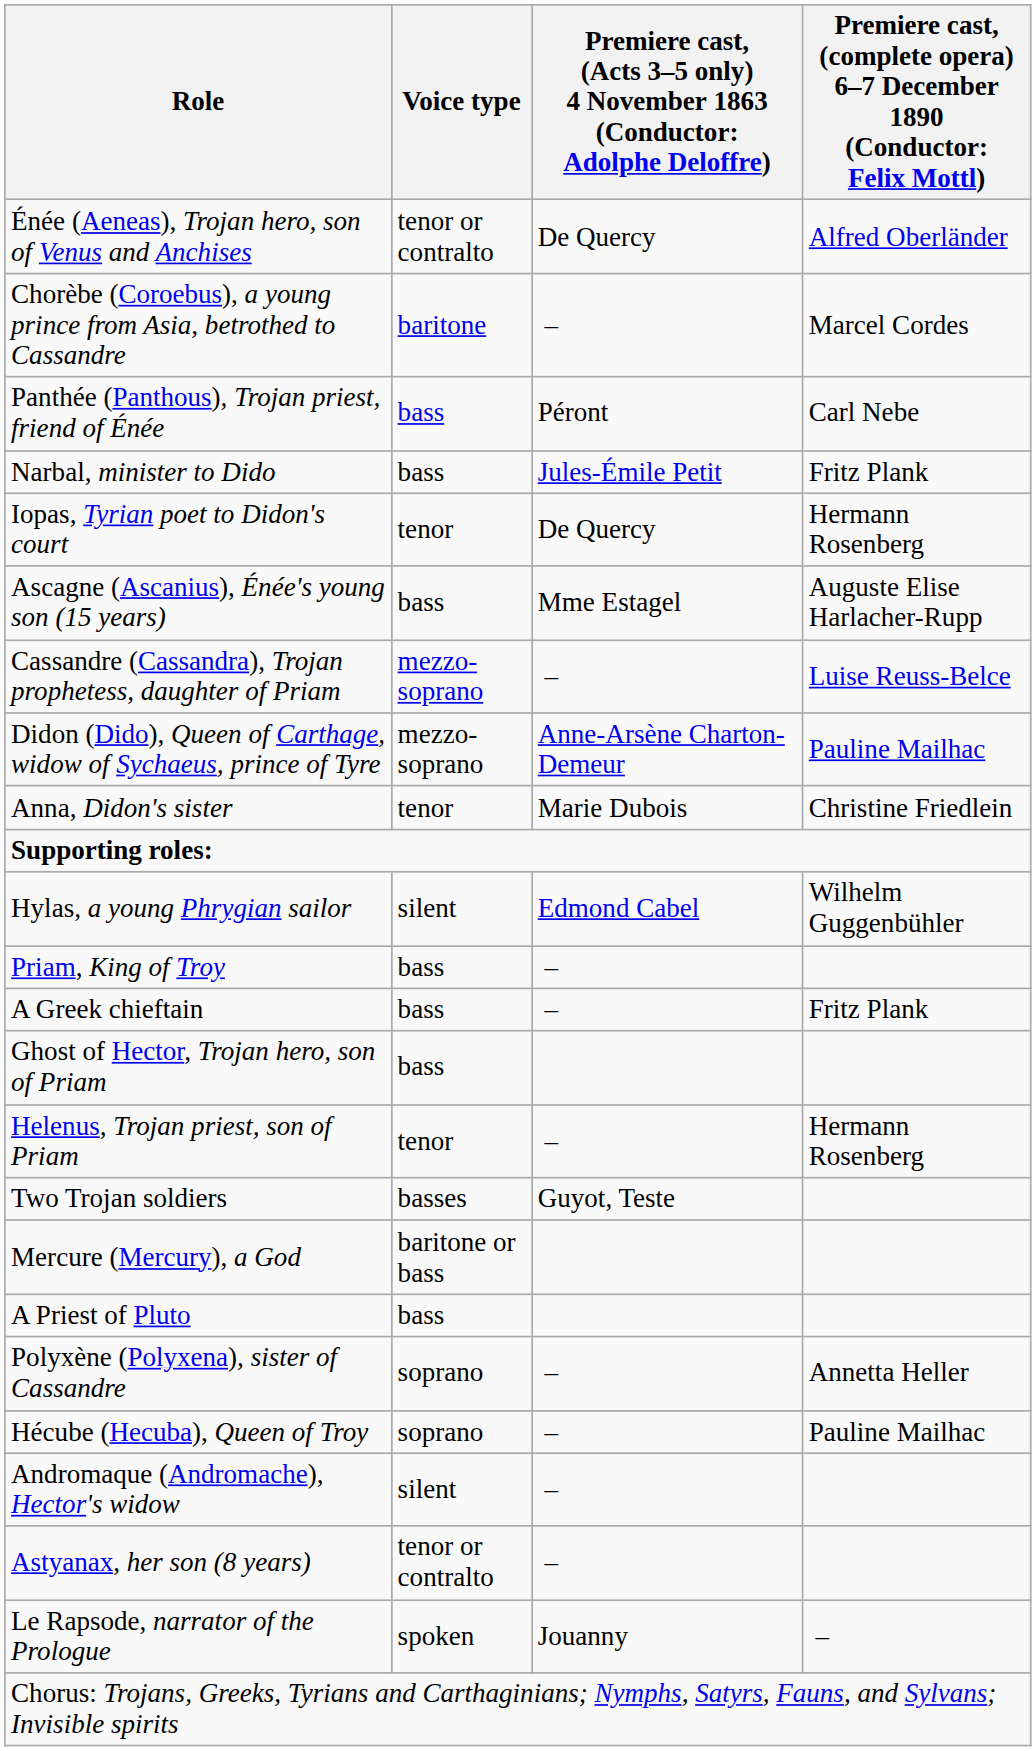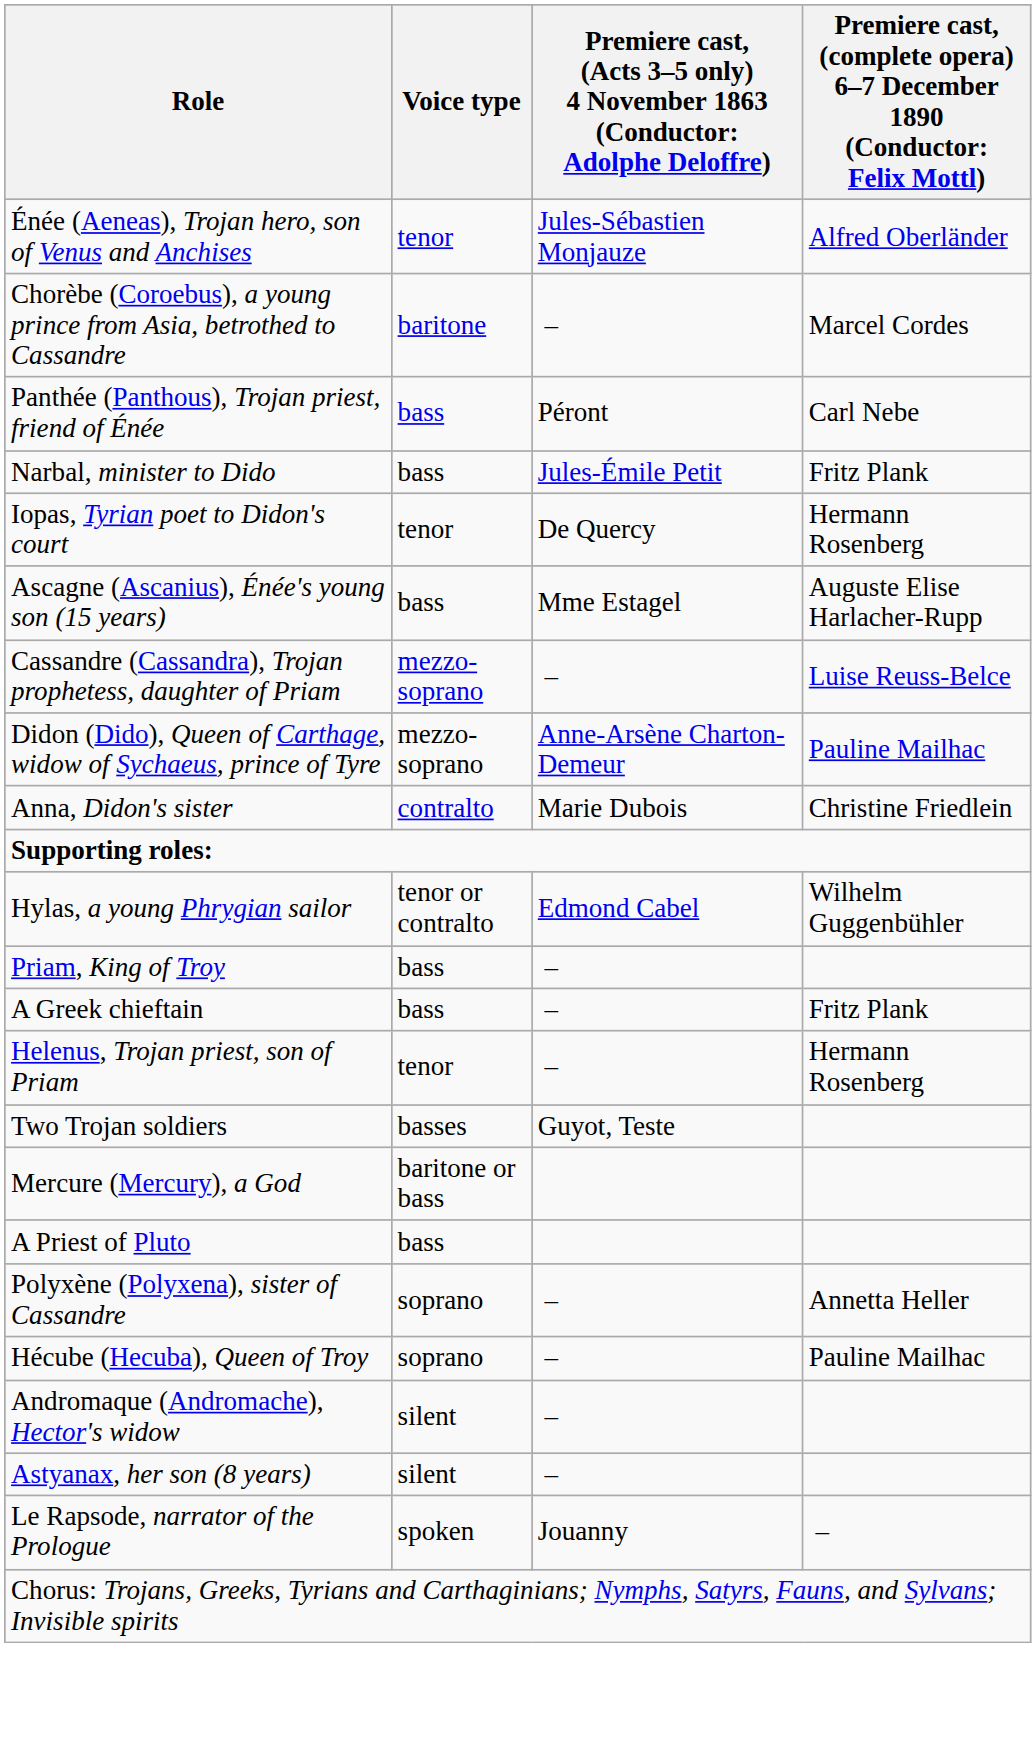(446, 236) tenor or contralto -> (425, 236) tenor
(597, 236) De Quercy -> (621, 236) Jules-Sébastien Monjauze
(425, 807) tenor -> (446, 807) contralto
(427, 908) silent -> (446, 908) tenor or contralto
- row: (193, 1067)
(446, 1562) tenor or contralto -> (427, 1474) silent
